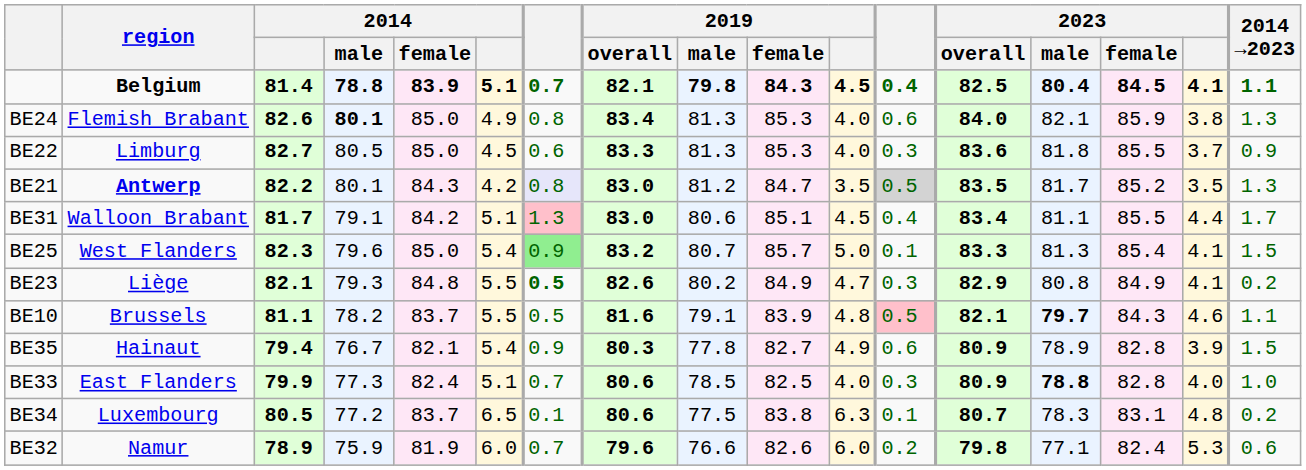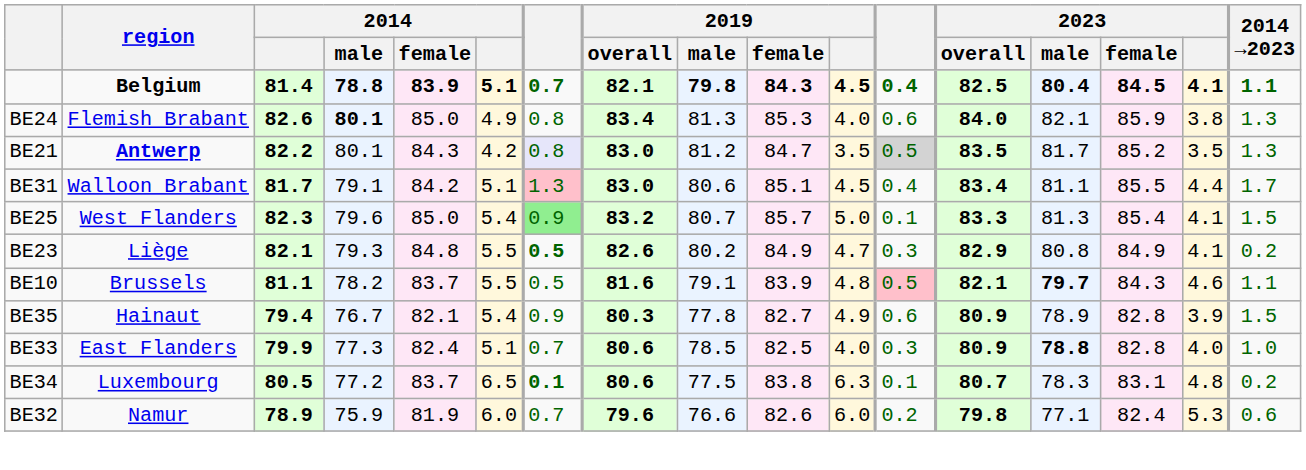- row: (34, 153)
(546, 415) normal -> (546, 382) bold
